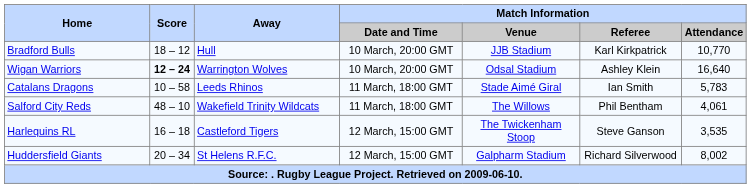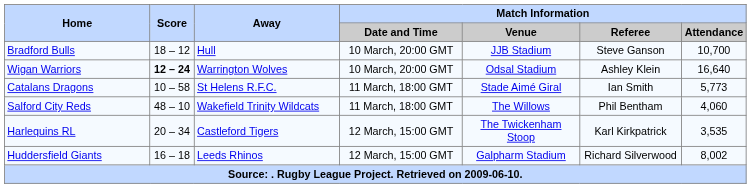(631, 51) Karl Kirkpatrick -> (631, 51) Steve Ganson
(714, 51) 10,770 -> (714, 51) 10,700
(230, 88) Leeds Rhinos -> (237, 88) St Helens R.F.C.
(714, 88) 5,783 -> (714, 88) 5,773
(714, 106) 4,061 -> (714, 106) 4,060
(172, 131) 16 – 18 -> (172, 131) 20 – 34
(631, 131) Steve Ganson -> (631, 131) Karl Kirkpatrick
(172, 156) 20 – 34 -> (172, 156) 16 – 18
(237, 156) St Helens R.F.C. -> (230, 156) Leeds Rhinos
